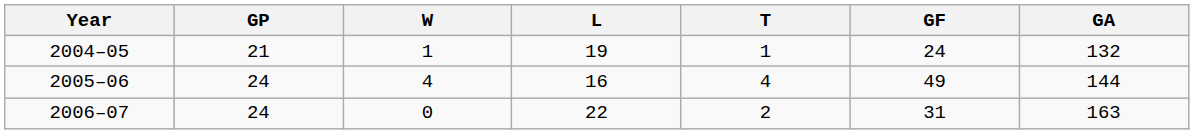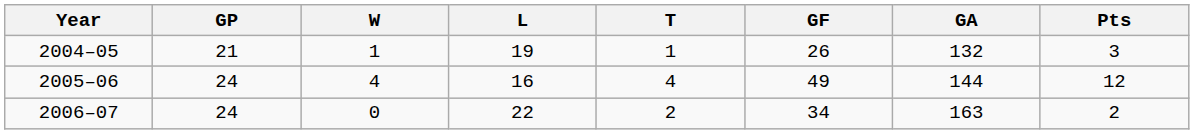+ column: (1114, 20)
(935, 51) 24 -> (818, 51) 26
(935, 113) 31 -> (818, 113) 34
